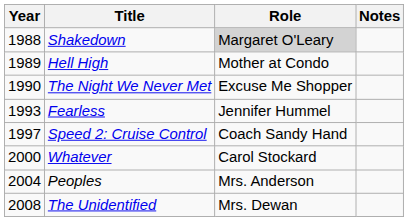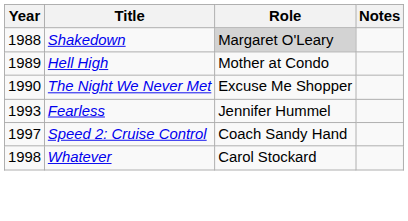(24, 157) 2000 -> (24, 157) 1998
- row: (75, 181)
- row: (102, 205)
